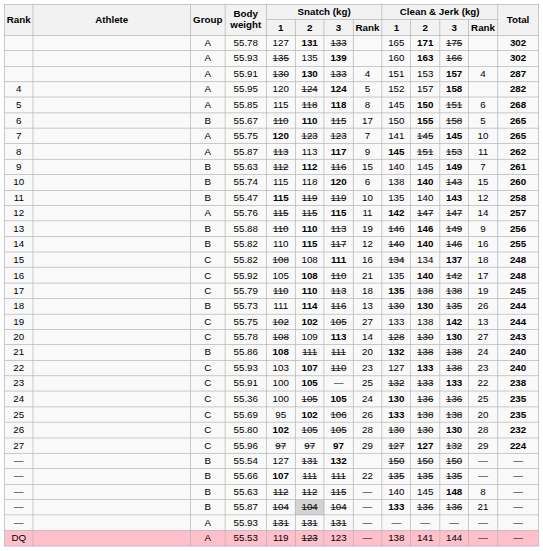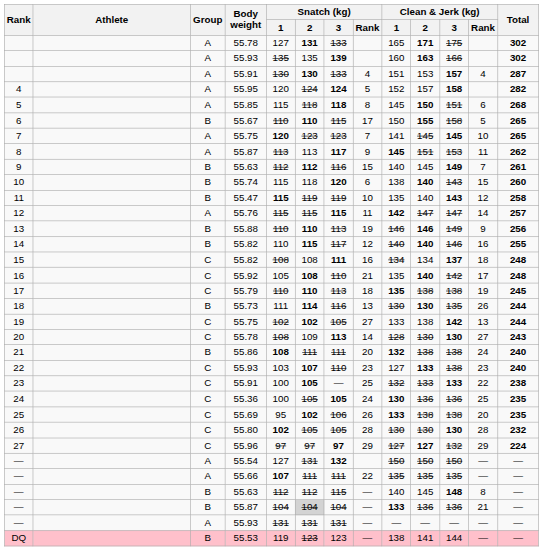(208, 461) B -> (208, 461) A
(208, 476) B -> (208, 476) A
(208, 538) A -> (208, 538) B
